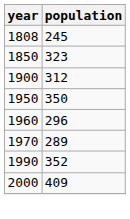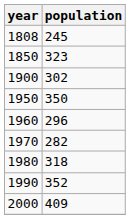(56, 78) 312 -> (56, 78) 302
(56, 141) 289 -> (56, 141) 282
+ row: (23, 162)
